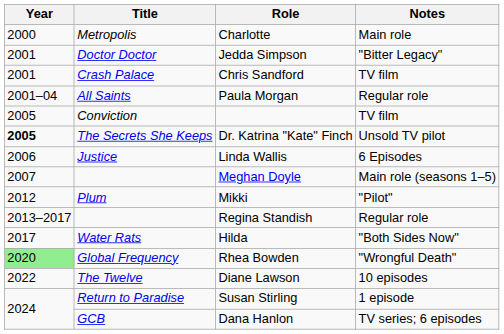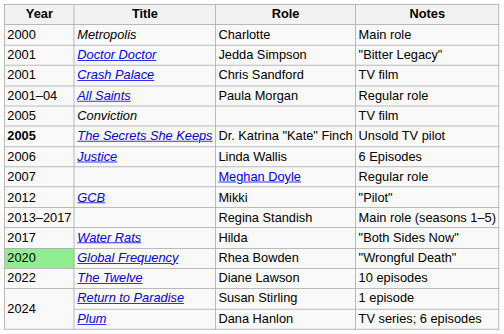(427, 177) Main role (seasons 1–5) -> (393, 177) Regular role
(92, 197) Plum -> (91, 197) GCB
(393, 217) Regular role -> (427, 217) Main role (seasons 1–5)
(91, 319) GCB -> (92, 319) Plum
